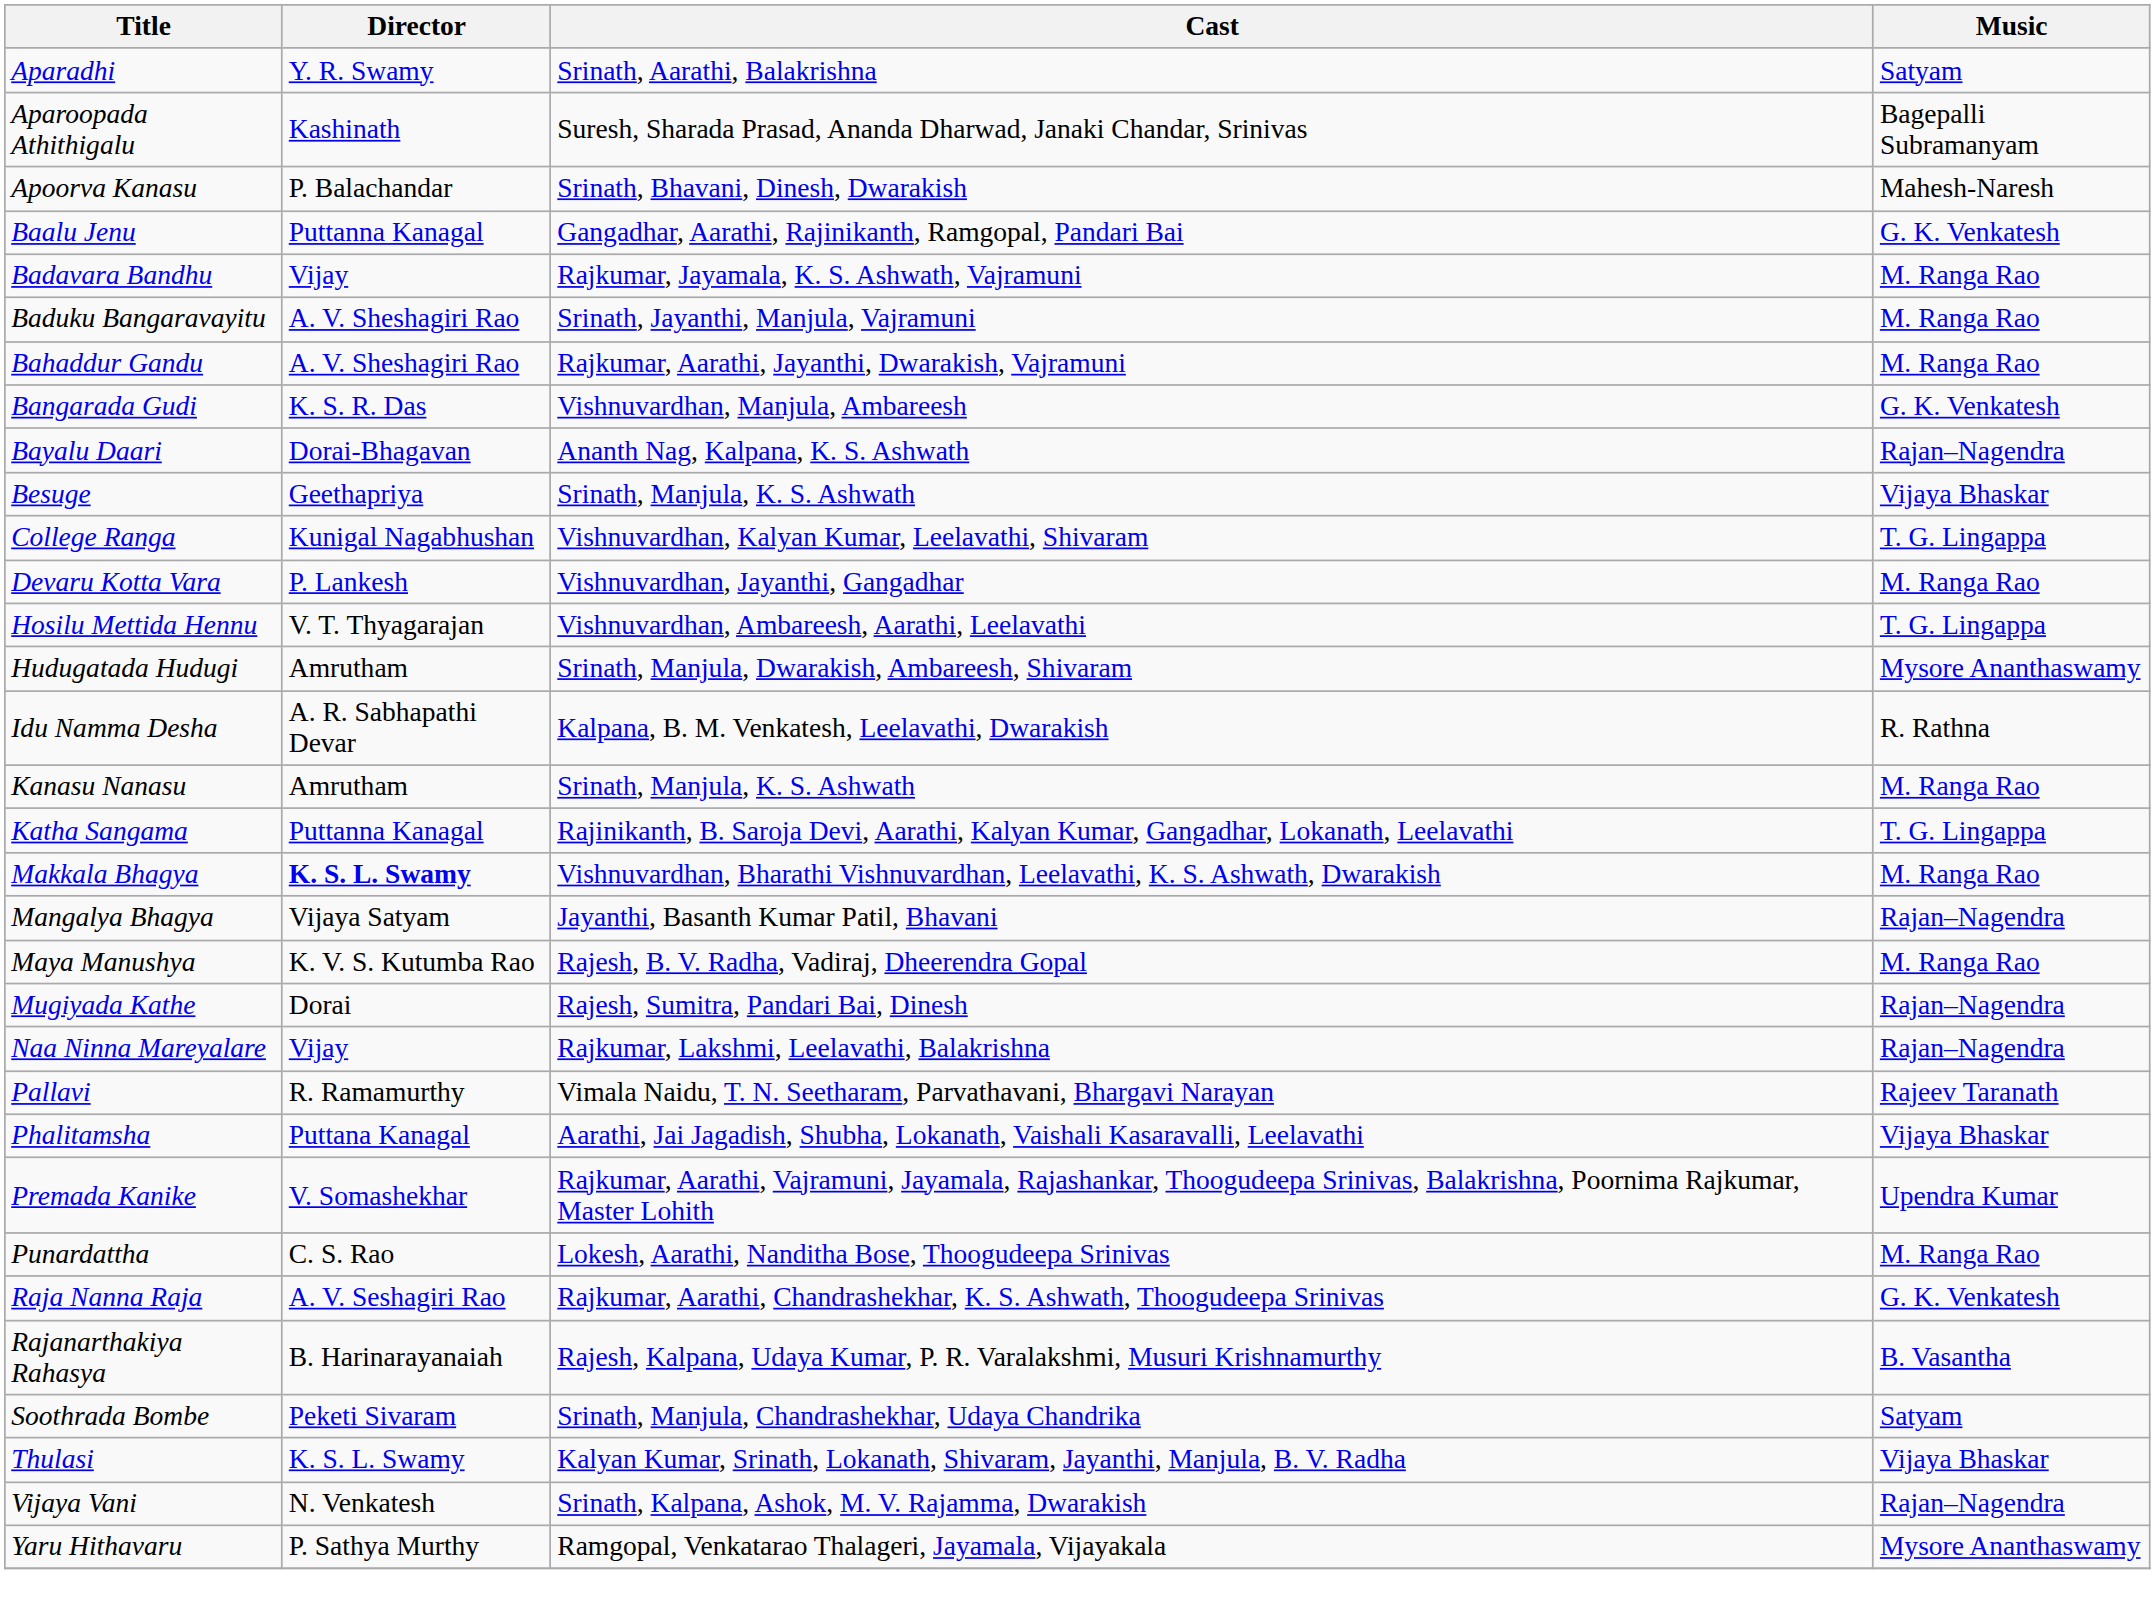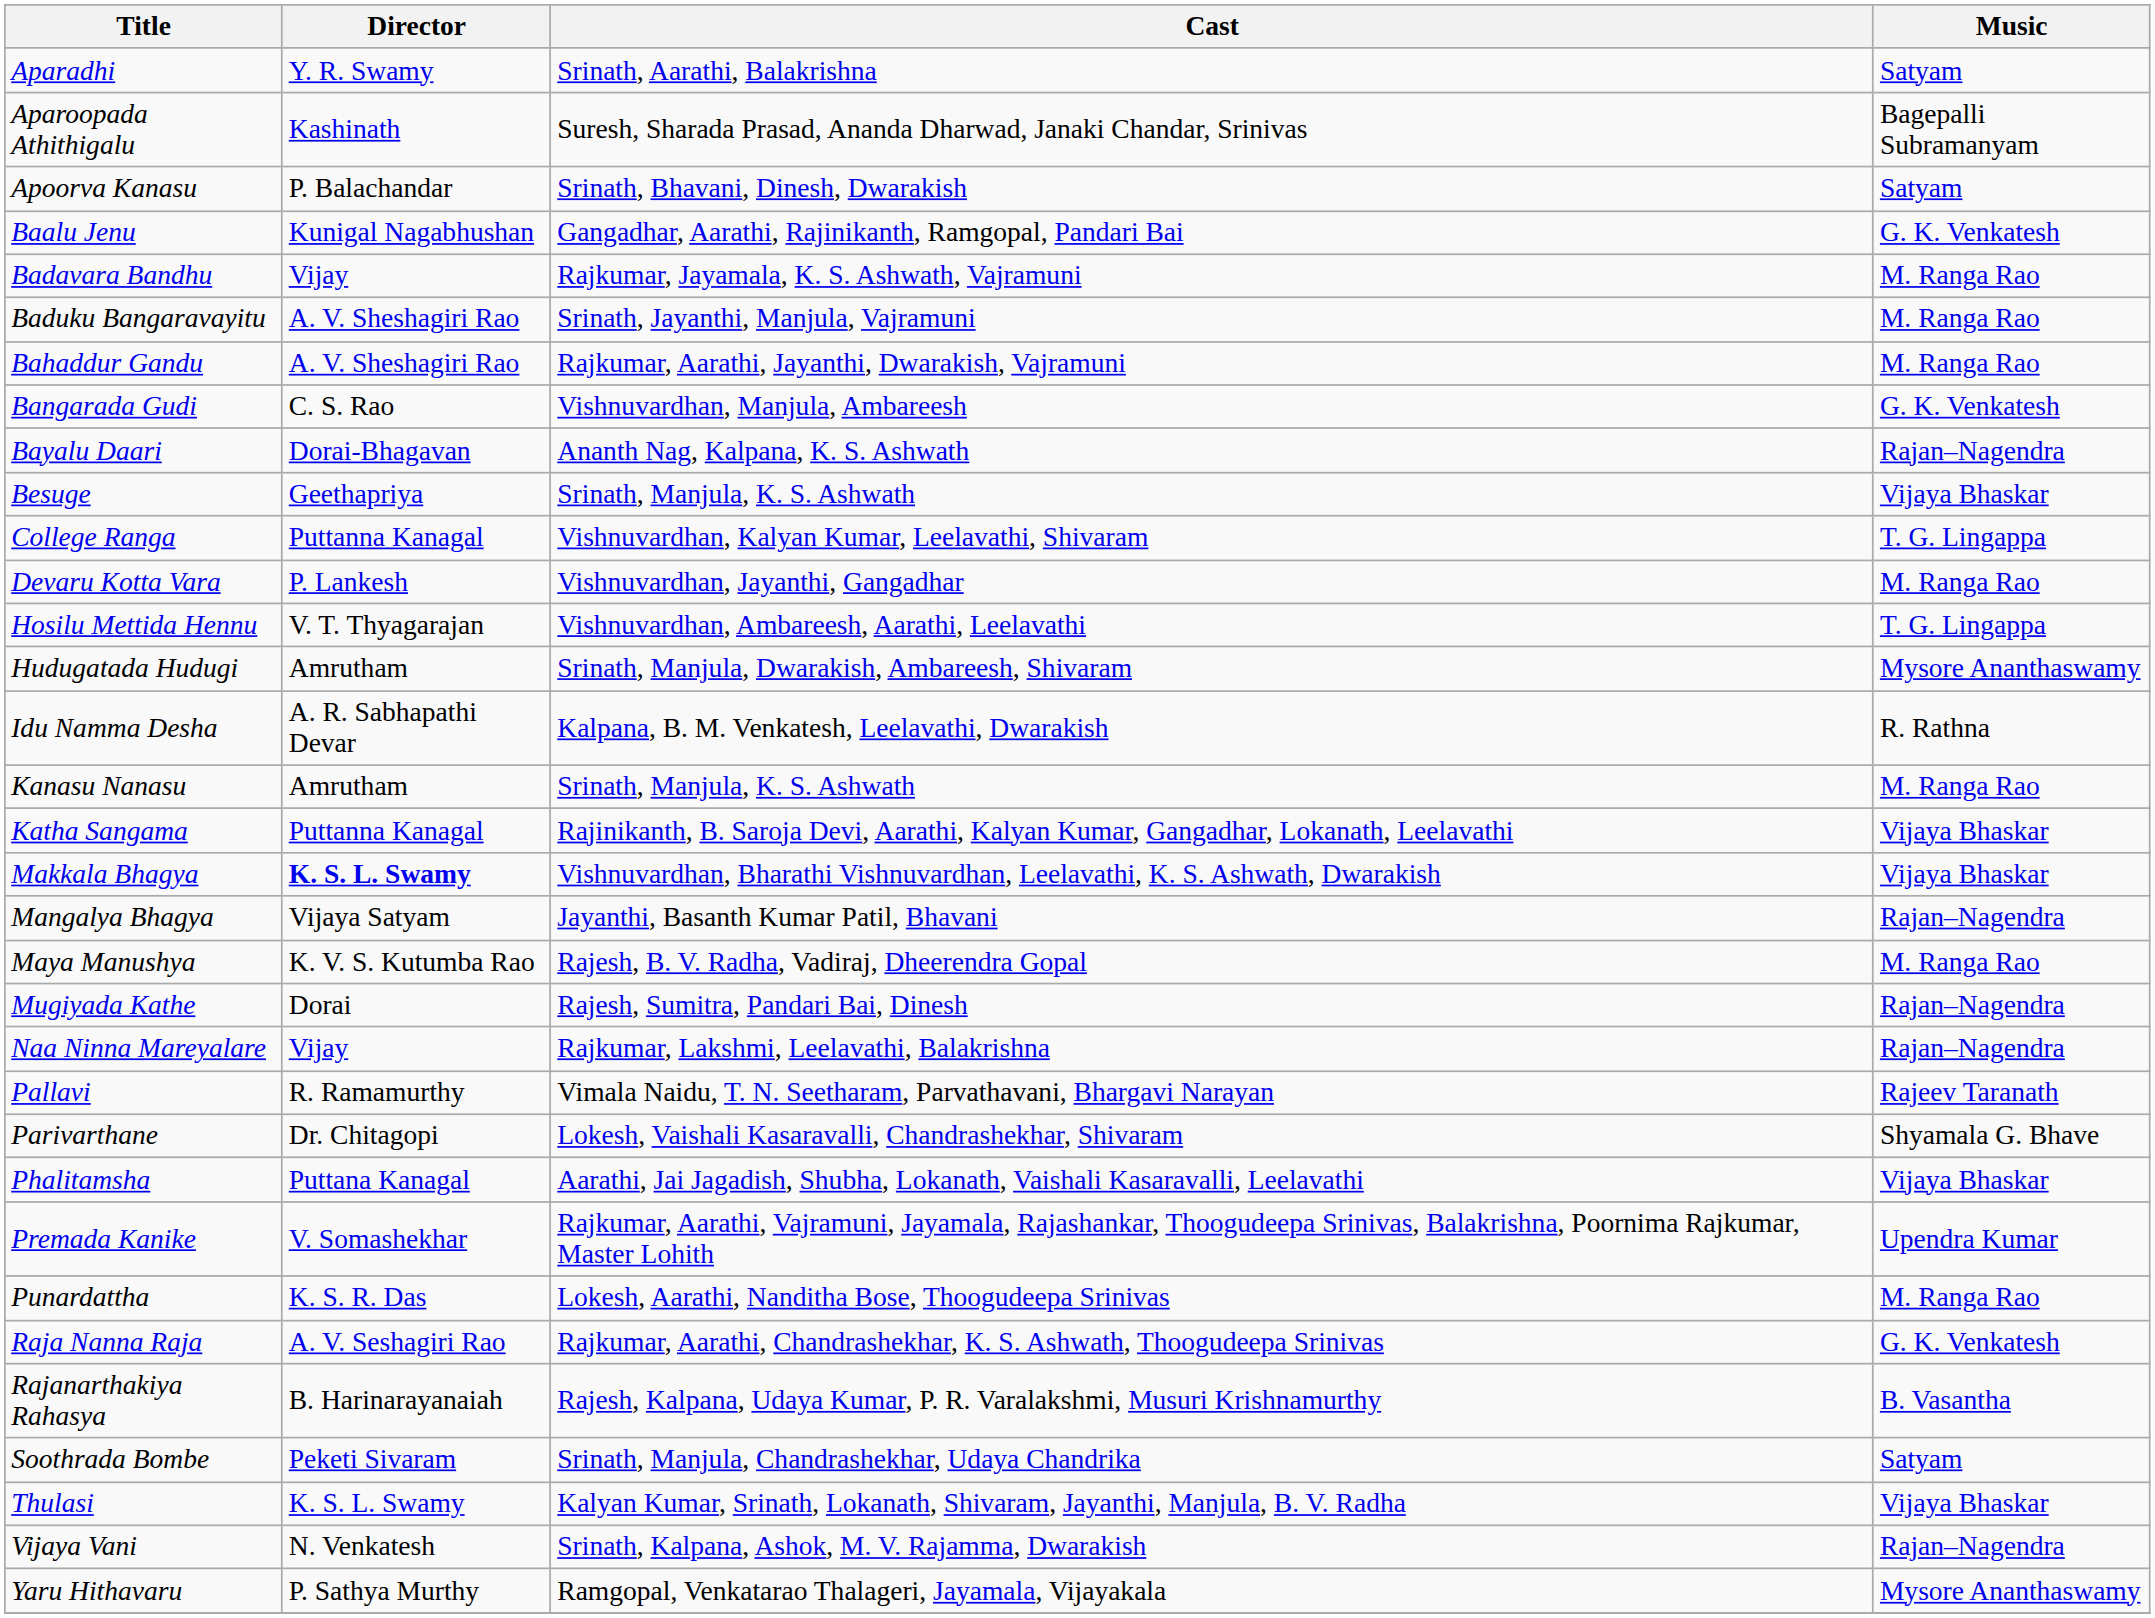(1967, 188) Mahesh-Naresh -> (1921, 188) Satyam
(386, 231) Puttanna Kanagal -> (411, 231) Kunigal Nagabhushan
(358, 406) K. S. R. Das -> (342, 406) C. S. Rao
(411, 537) Kunigal Nagabhushan -> (386, 537) Puttanna Kanagal
(1963, 830) T. G. Lingappa -> (1964, 830) Vijaya Bhaskar
(1960, 873) M. Ranga Rao -> (1964, 873) Vijaya Bhaskar
+ row: (85, 1135)
(342, 1253) C. S. Rao -> (358, 1297) K. S. R. Das
